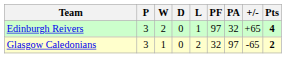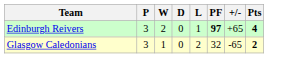- column: (233, 12)
(216, 28) normal -> (216, 28) bold
